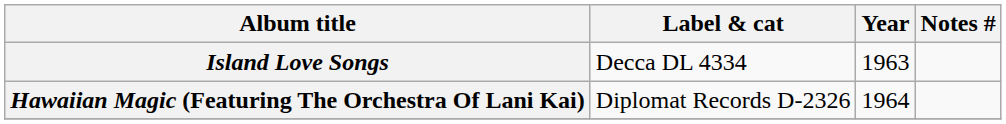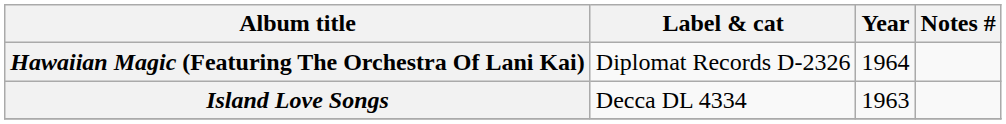rows swapped: (297, 61) <-> (298, 99)
